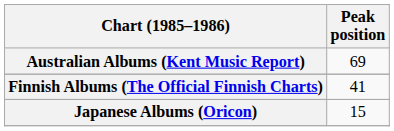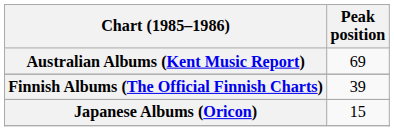(358, 86) 41 -> (358, 86) 39
